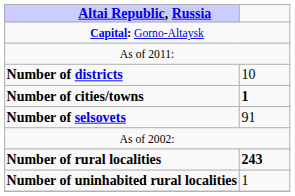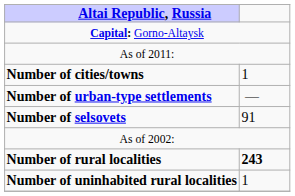- row: (65, 74)
(245, 96) bold -> (245, 74) normal
+ row: (109, 96)
